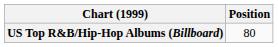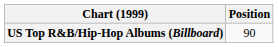(249, 33) 80 -> (249, 33) 90
